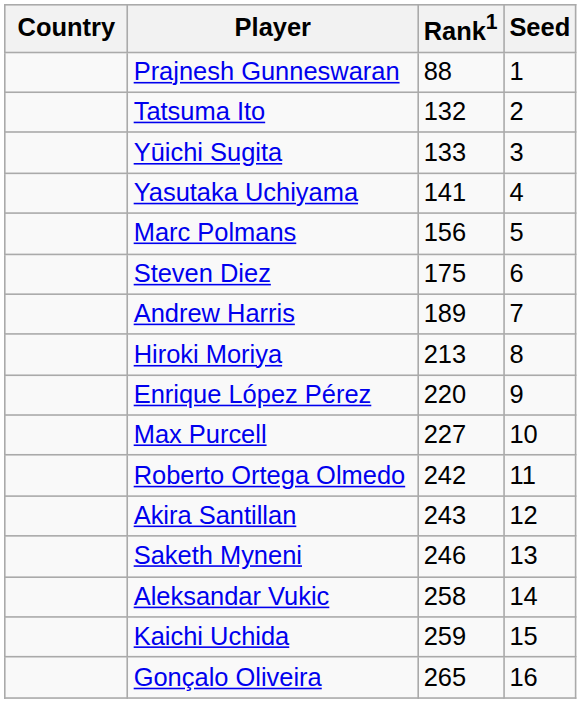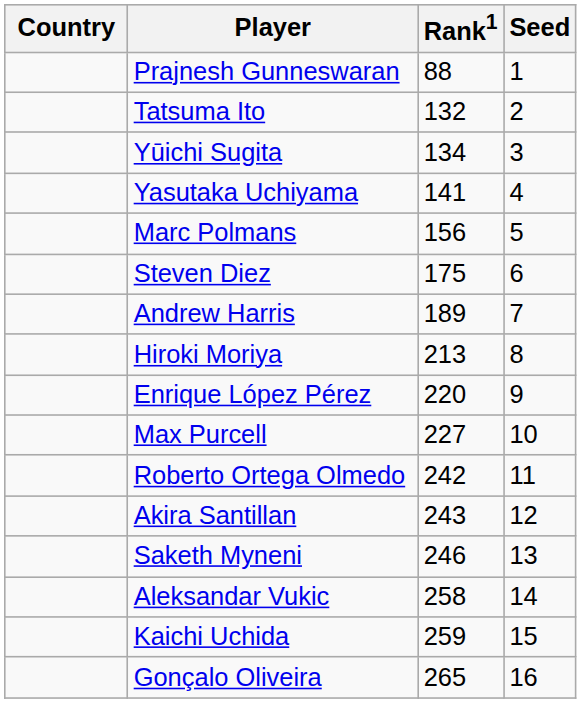(445, 152) 133 -> (445, 152) 134
